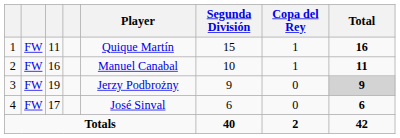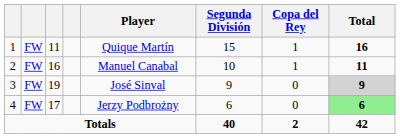(138, 85) Jerzy Podbrożny -> (138, 85) José Sinval
(138, 104) José Sinval -> (138, 104) Jerzy Podbrożny
(362, 104) no background -> (362, 104) lightgreen background
